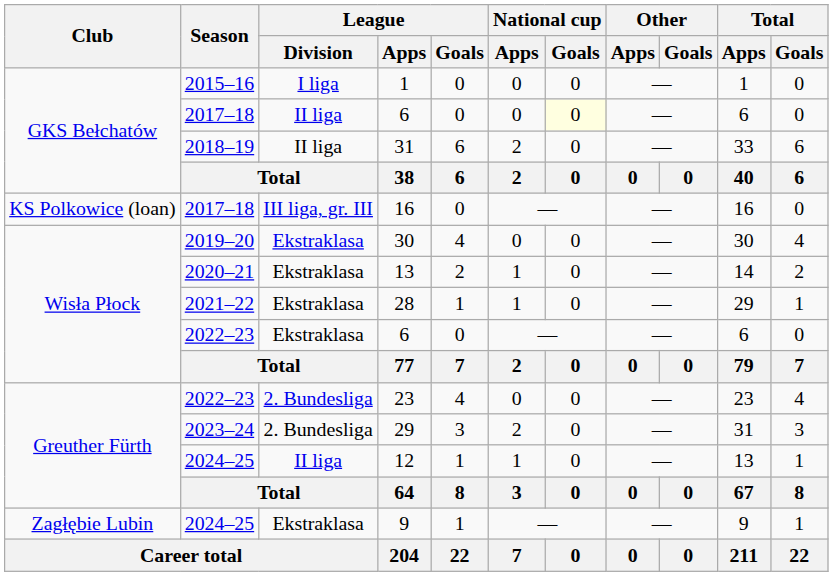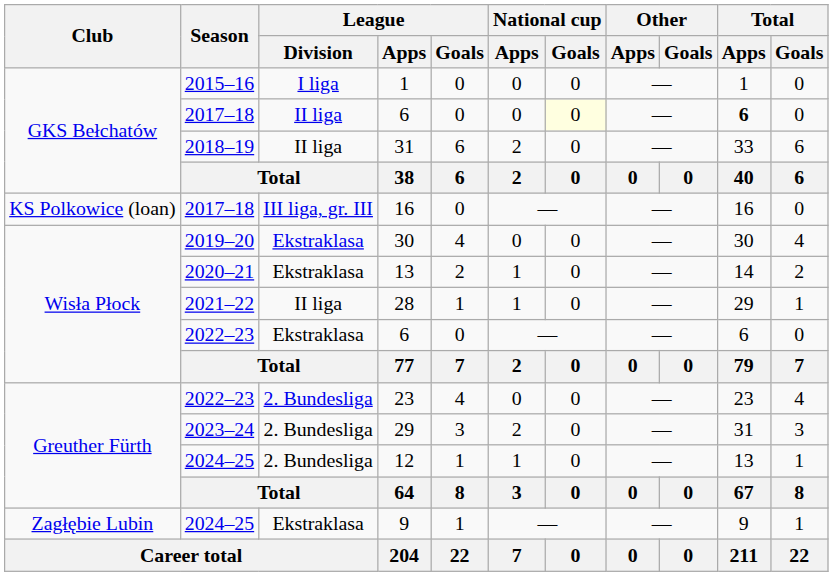(744, 114) normal -> (744, 114) bold
(318, 303) Ekstraklasa -> (318, 303) II liga
(318, 460) II liga -> (318, 460) 2. Bundesliga
